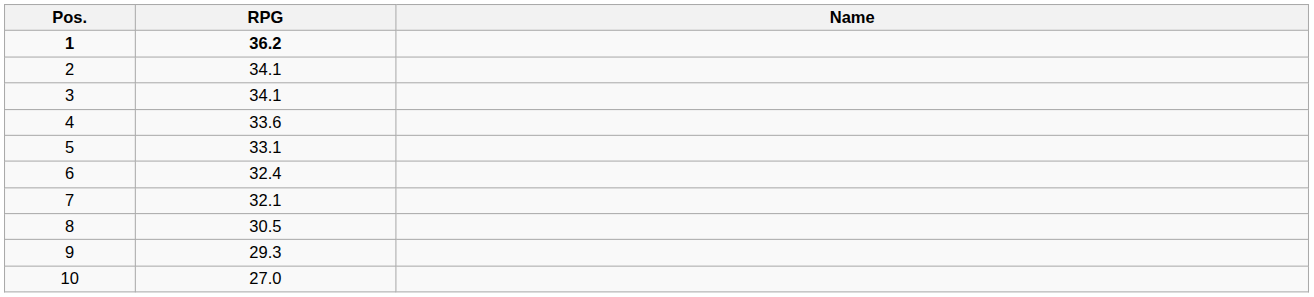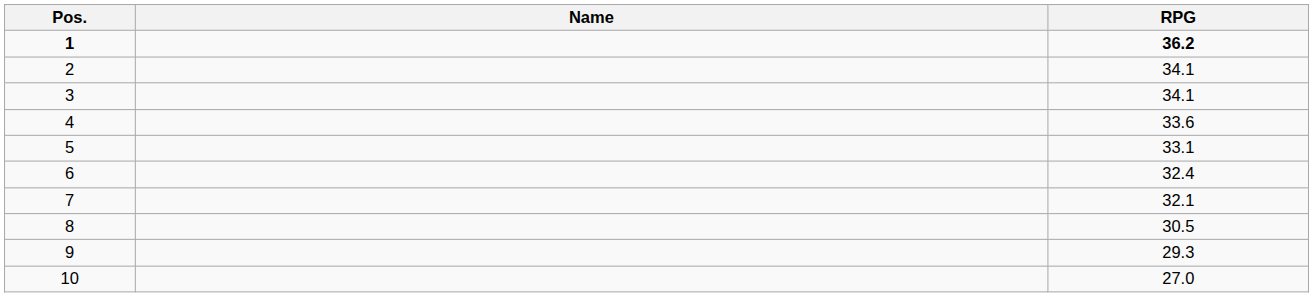columns swapped: (852, 17) <-> (265, 17)
